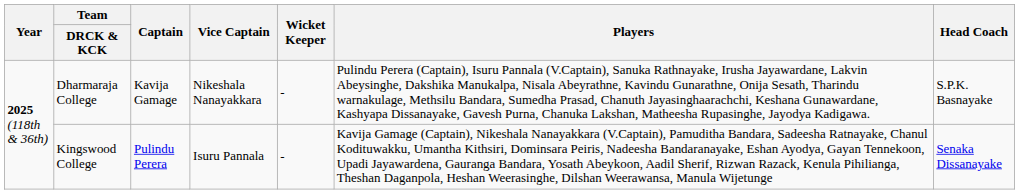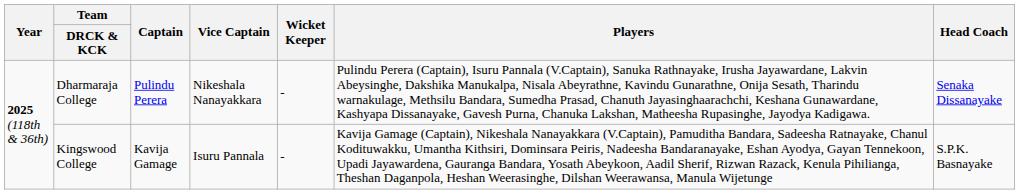(156, 92) Kavija Gamage -> (154, 92) Pulindu Perera
(964, 92) S.P.K. Basnayake -> (969, 92) Senaka Dissanayake
(154, 156) Pulindu Perera -> (156, 156) Kavija Gamage
(969, 156) Senaka Dissanayake -> (964, 156) S.P.K. Basnayake
